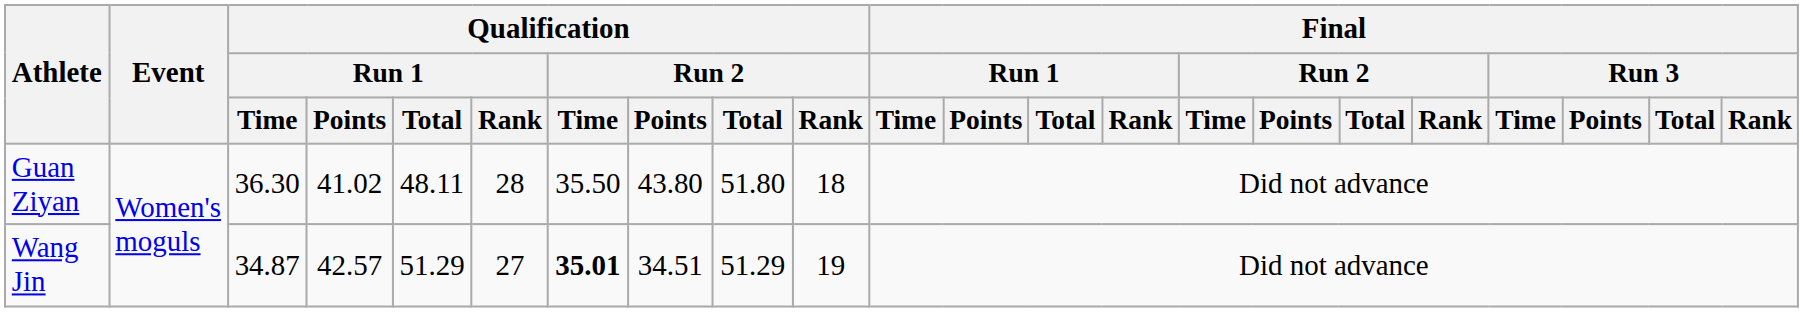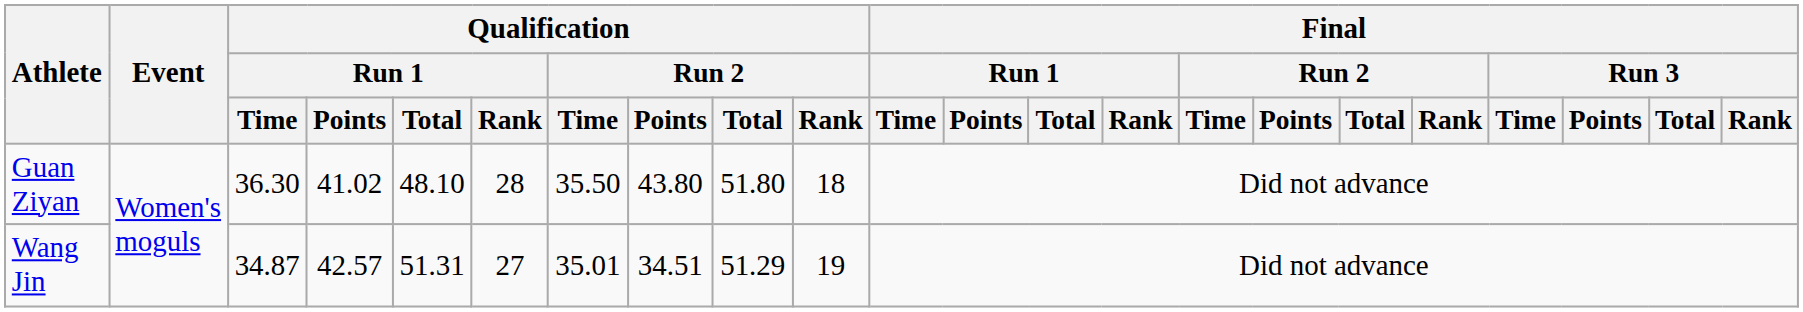(432, 183) 48.11 -> (432, 183) 48.10
(432, 265) 51.29 -> (432, 265) 51.31
(588, 265) bold -> (588, 265) normal
